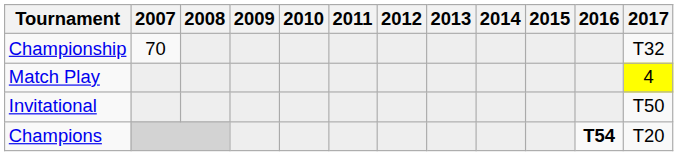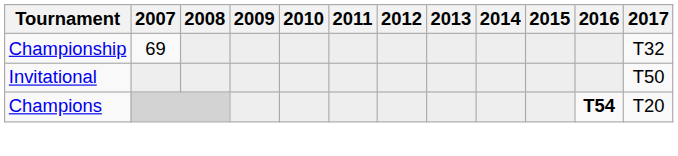(155, 48) 70 -> (155, 48) 69
- row: (54, 77)
